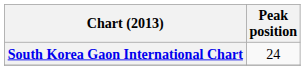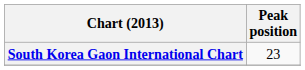(273, 53) 24 -> (273, 53) 23
